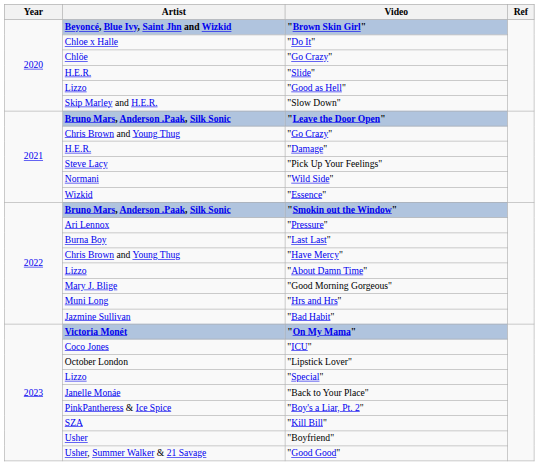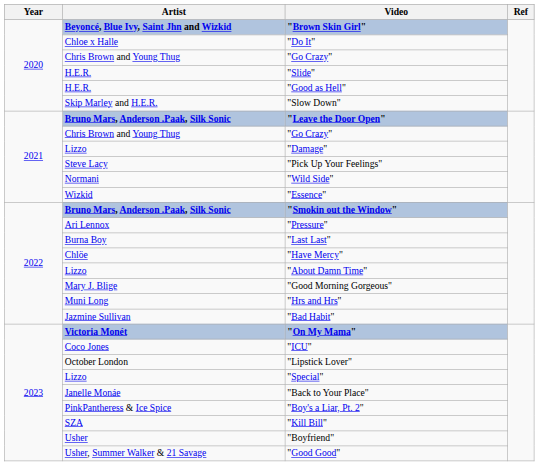(76, 57) Chlöe -> (122, 57) Chris Brown and Young Thug
(76, 88) Lizzo -> (78, 88) H.E.R.
(78, 149) H.E.R. -> (76, 149) Lizzo
(122, 255) Chris Brown and Young Thug -> (76, 255) Chlöe
